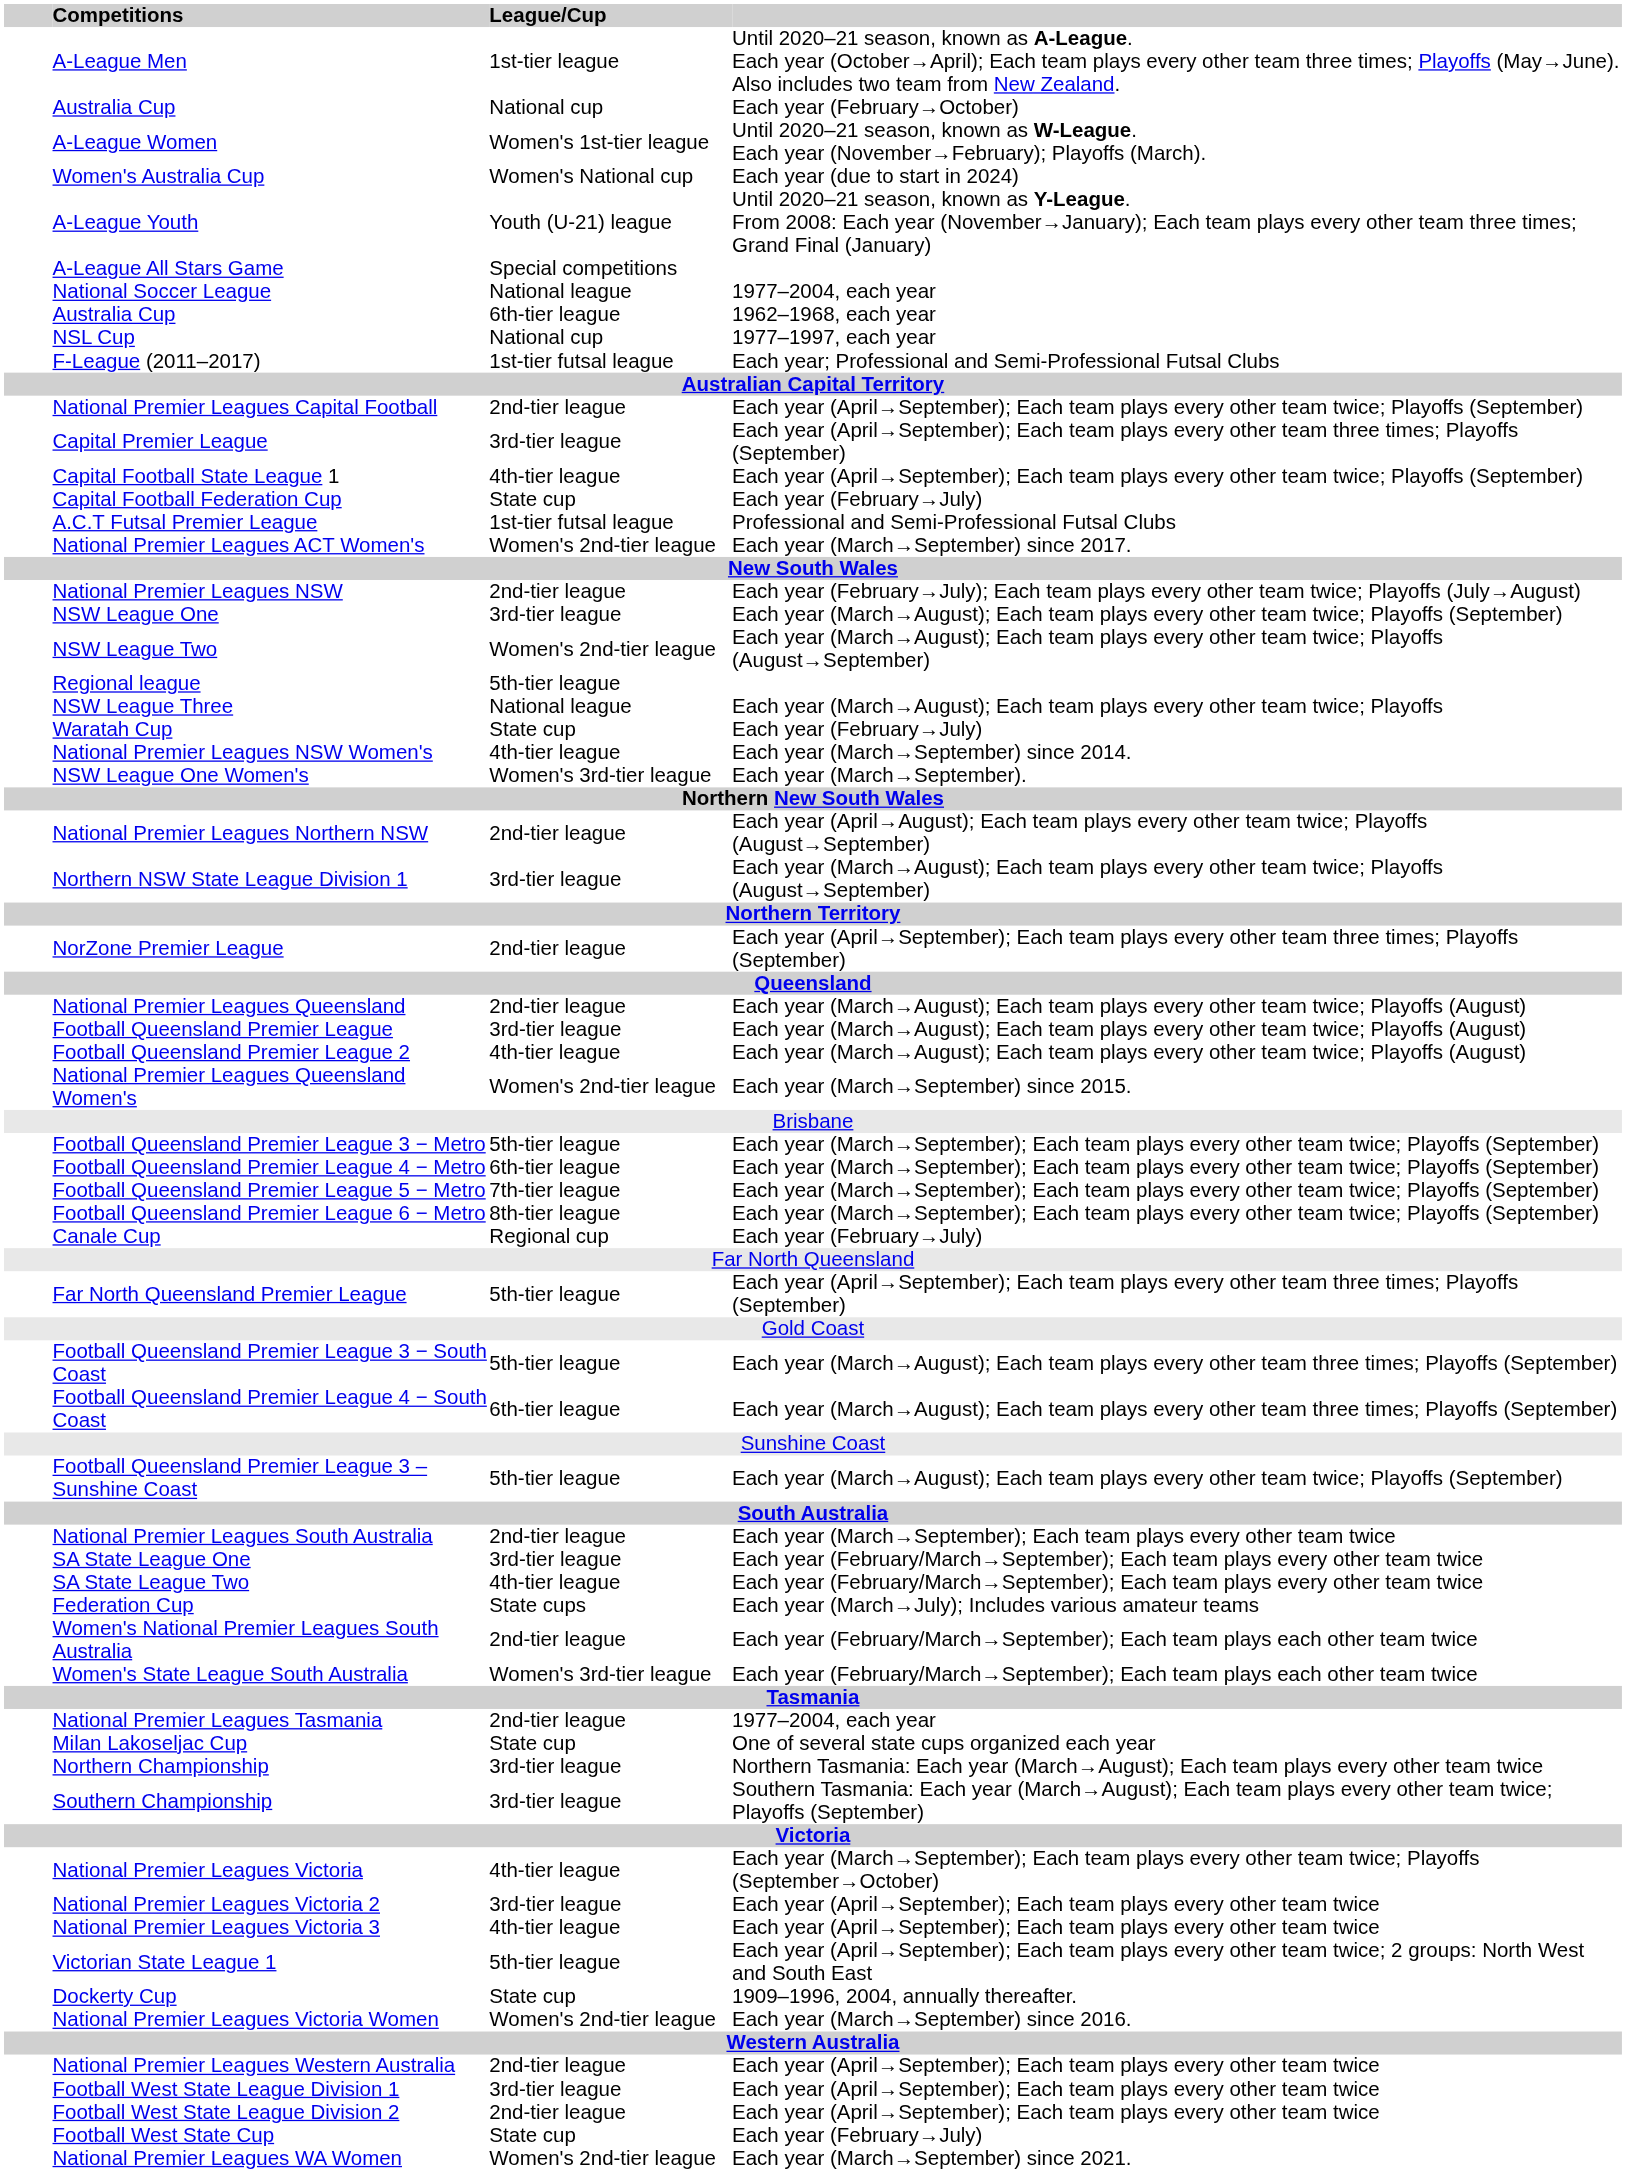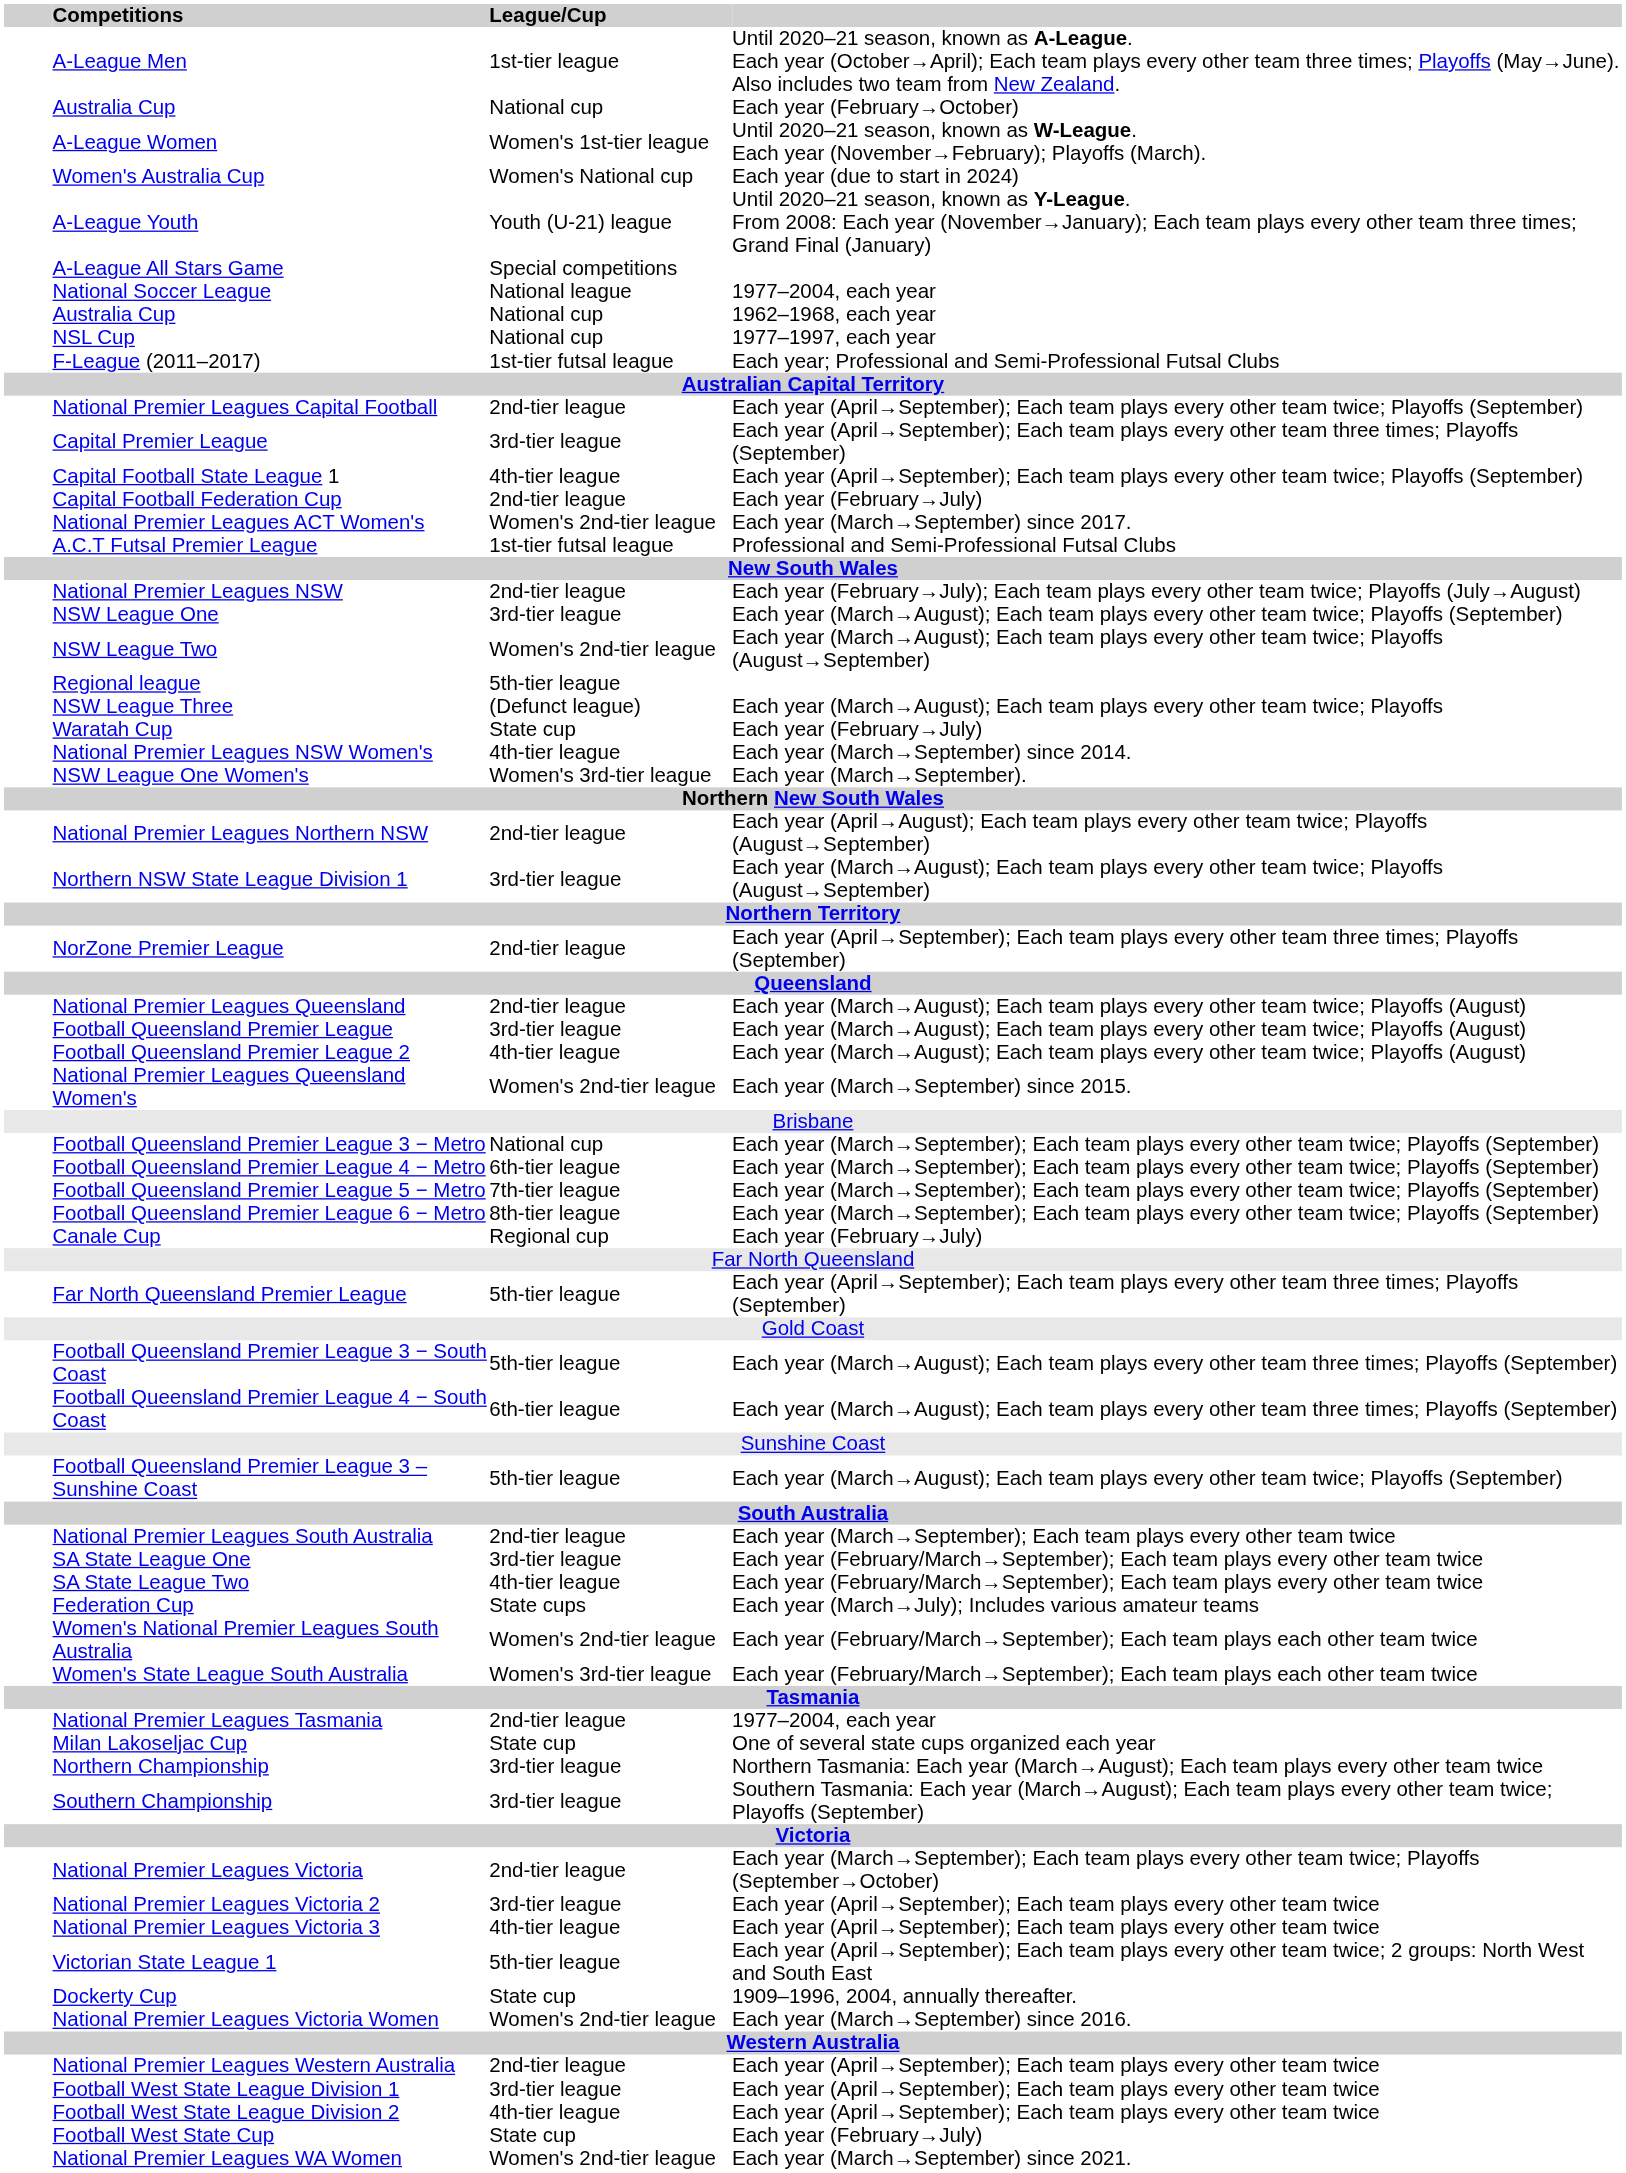(555, 314) 6th-tier league -> (546, 314) National cup
(533, 499) State cup -> (558, 499) 2nd-tier league
rows swapped: (185, 522) <-> (239, 545)
(561, 706) National league -> (565, 706) (Defunct league)
(555, 1144) 5th-tier league -> (546, 1144) National cup
(558, 1639) 2nd-tier league -> (603, 1639) Women's 2nd-tier league
(555, 1870) 4th-tier league -> (558, 1870) 2nd-tier league
(558, 2112) 2nd-tier league -> (555, 2112) 4th-tier league
